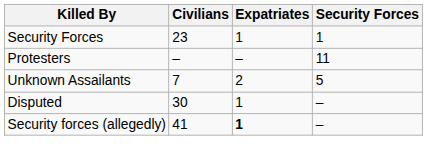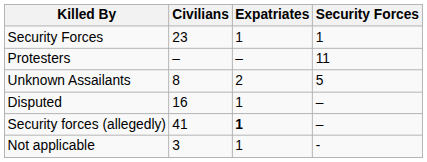(176, 80) 7 -> (176, 80) 8
(180, 102) 30 -> (180, 102) 16
+ row: (51, 146)
